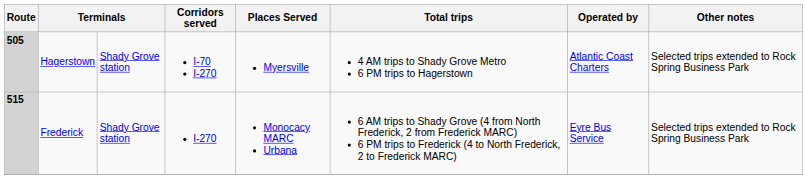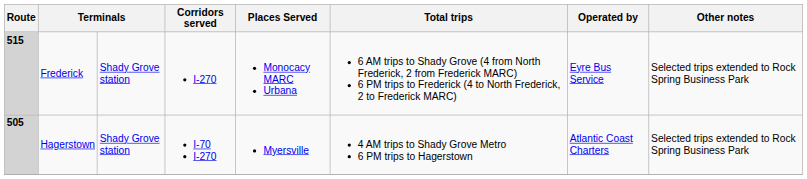rows swapped: (68, 62) <-> (62, 133)
